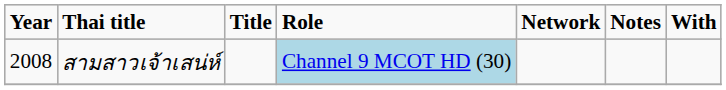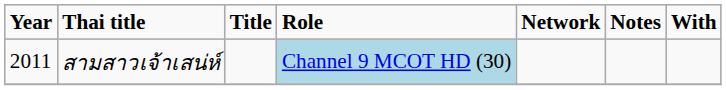(31, 61) 2008 -> (31, 61) 2011
